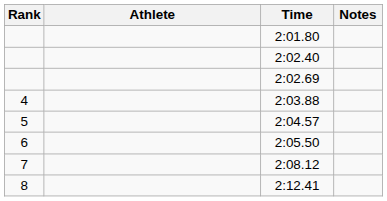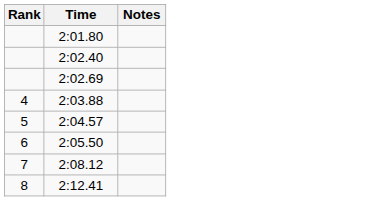- column: (152, 15)
